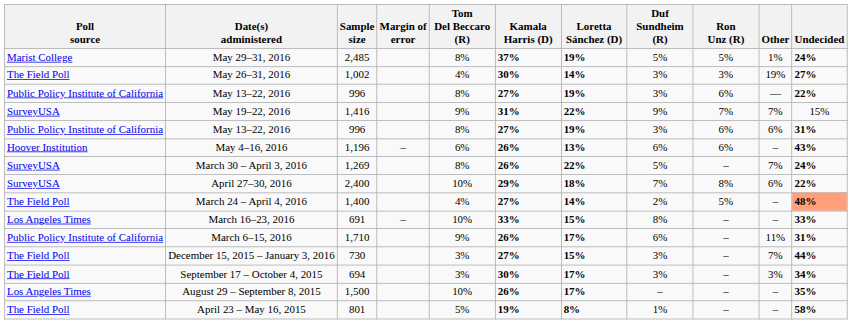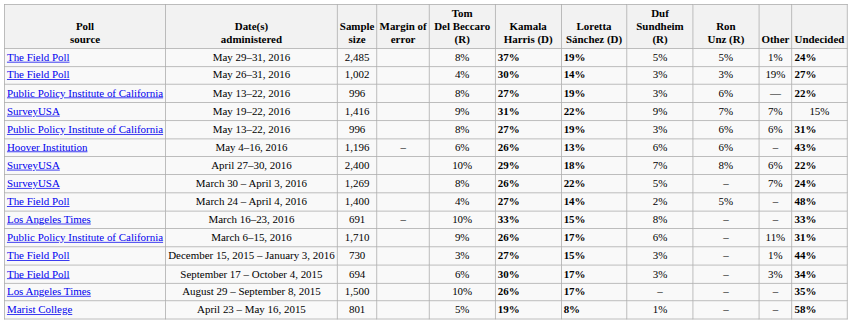(40, 57) Marist College -> (38, 57) The Field Poll
rows swapped: (251, 184) <-> (251, 166)
(805, 202) lightsalmon background -> (805, 202) no background
(775, 256) 7% -> (775, 256) 1%
(462, 274) 3% -> (462, 274) 6%
(38, 310) The Field Poll -> (40, 310) Marist College
